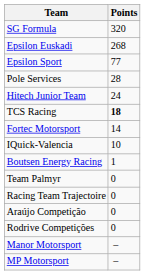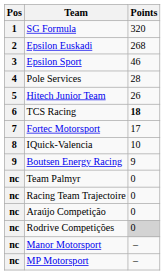+ column: (14, 12)
(116, 62) 77 -> (136, 62) 46
(116, 95) 24 -> (136, 95) 26
(116, 128) 14 -> (136, 128) 17
(113, 161) 1 -> (133, 161) 9
(113, 228) no background -> (133, 228) lightgrey background
